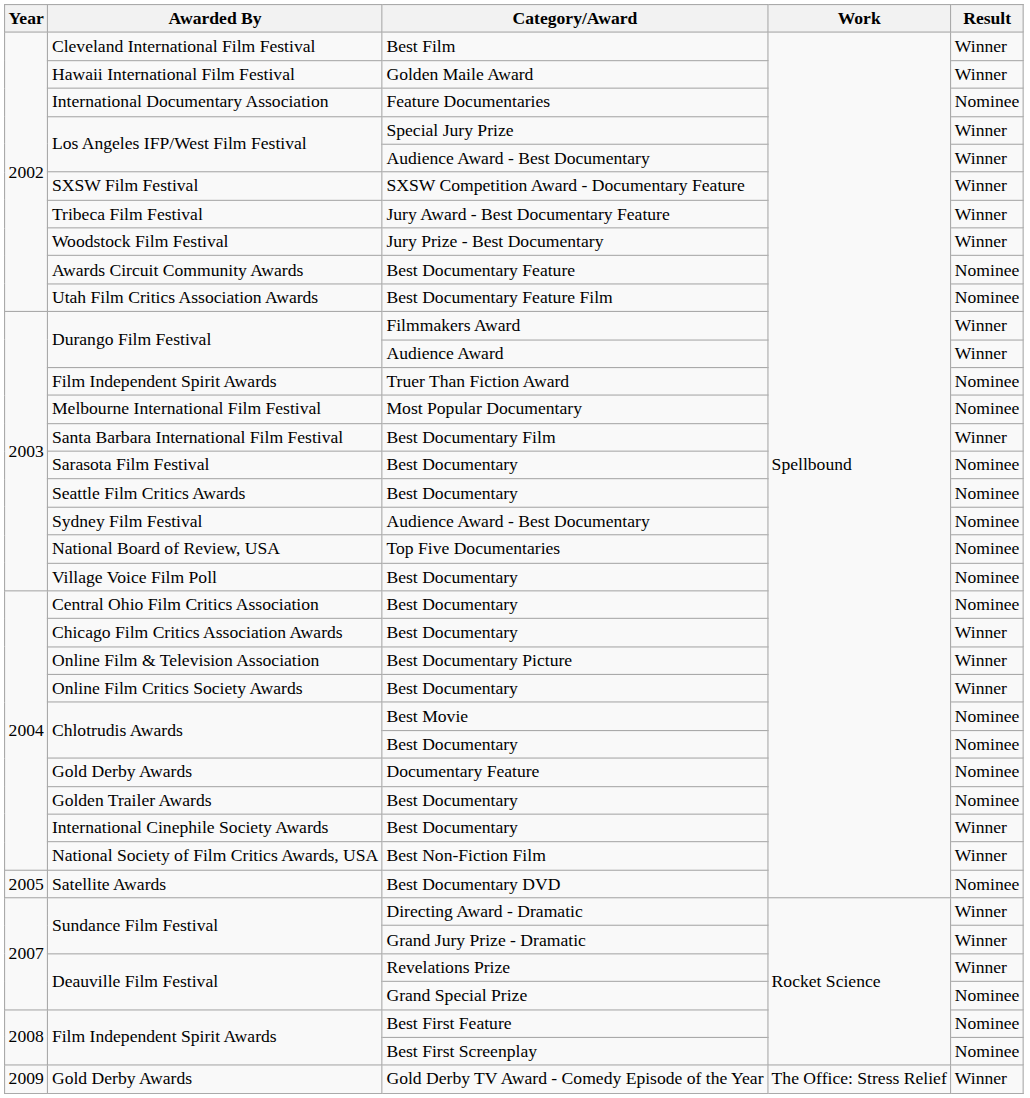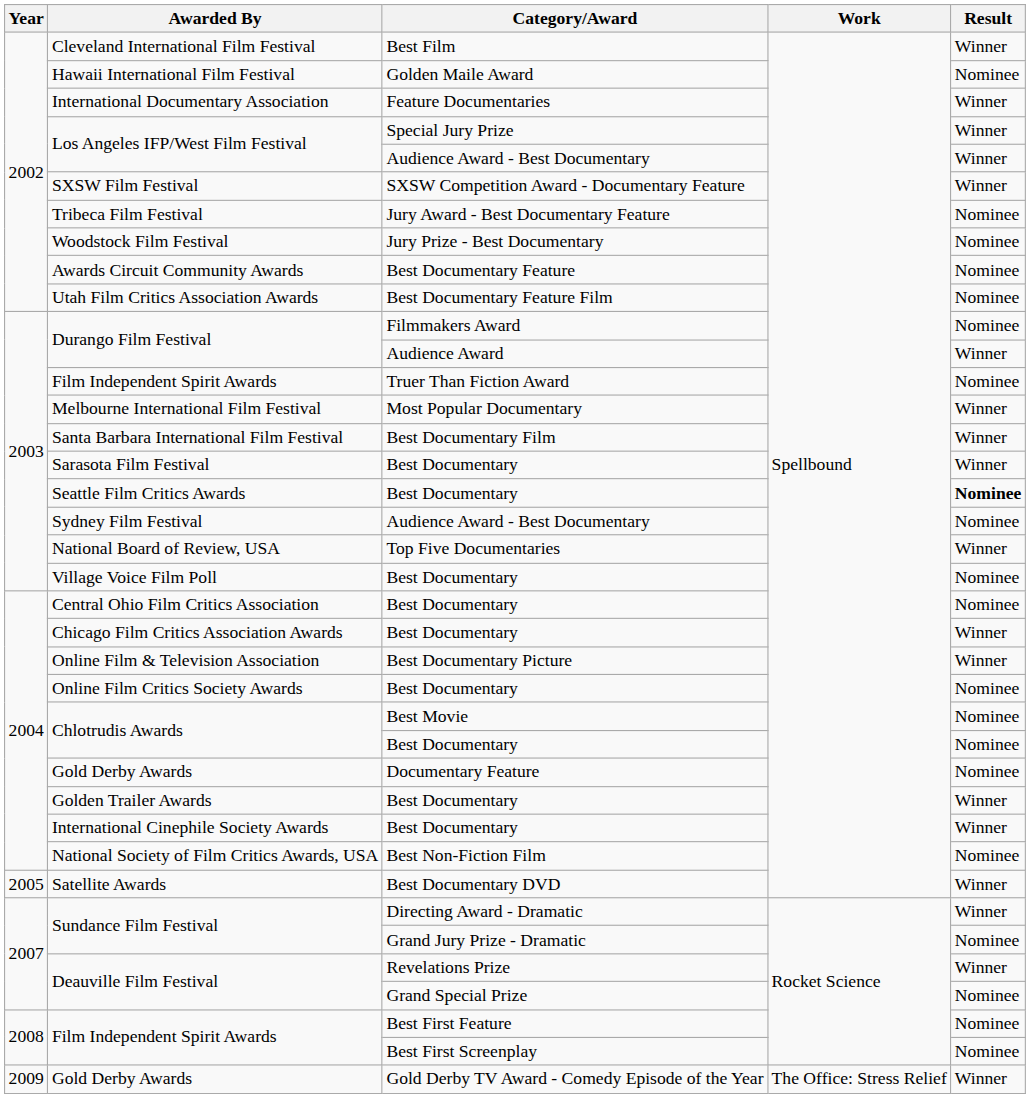(981, 74) Winner -> (987, 74) Nominee
(987, 102) Nominee -> (981, 102) Winner
(981, 213) Winner -> (987, 213) Nominee
(981, 241) Winner -> (987, 241) Nominee
(981, 325) Winner -> (987, 325) Nominee
(987, 409) Nominee -> (981, 409) Winner
(987, 465) Nominee -> (981, 465) Winner
(987, 492) normal -> (988, 492) bold
(987, 548) Nominee -> (981, 548) Winner
(981, 688) Winner -> (987, 688) Nominee
(987, 800) Nominee -> (981, 800) Winner
(981, 855) Winner -> (987, 855) Nominee
(987, 883) Nominee -> (981, 883) Winner
(981, 939) Winner -> (987, 939) Nominee
